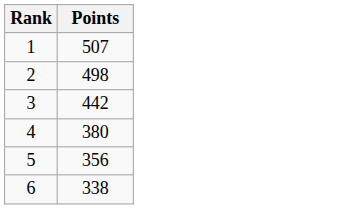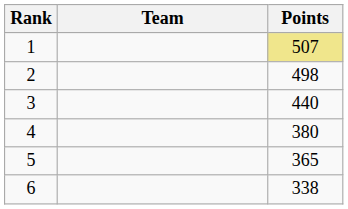+ column: (163, 18)
(95, 47) no background -> (305, 47) khaki background
(95, 103) 442 -> (305, 103) 440
(95, 160) 356 -> (305, 160) 365
